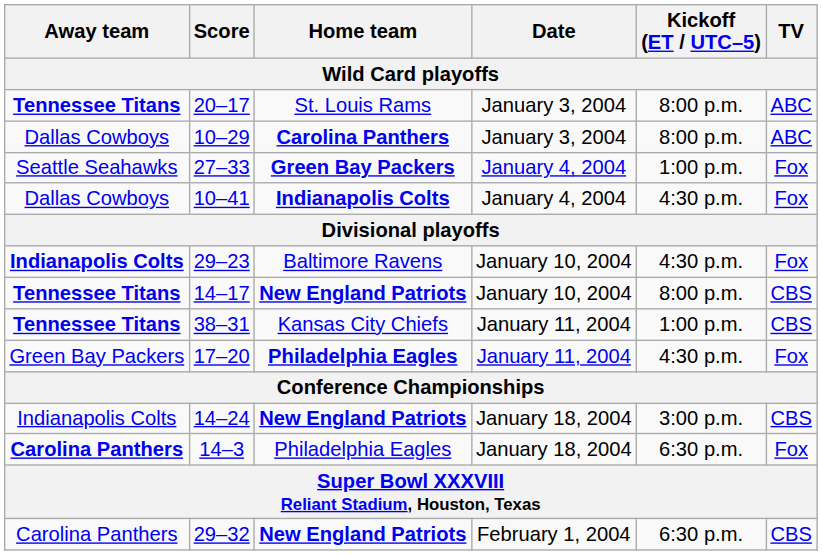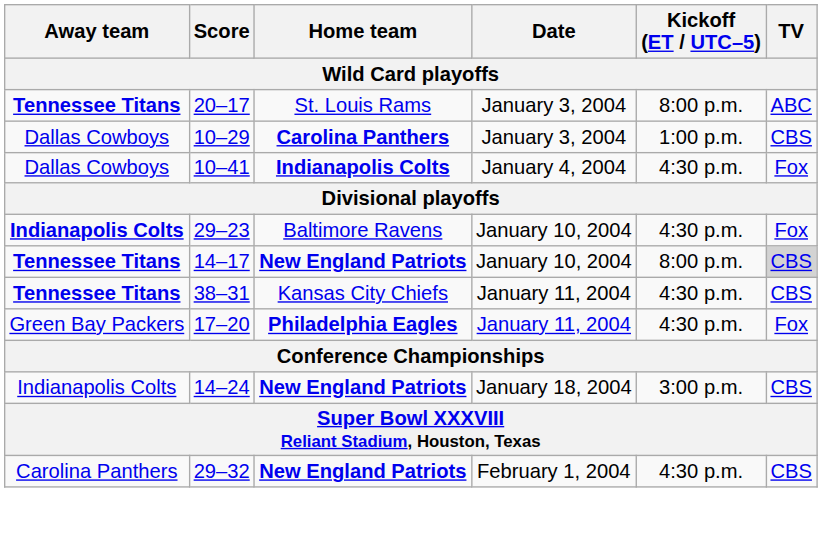(701, 136) 8:00 p.m. -> (701, 136) 1:00 p.m.
(791, 136) ABC -> (791, 136) CBS
- row: (222, 167)
(791, 293) no background -> (791, 261) lightgrey background
(701, 324) 1:00 p.m. -> (701, 293) 4:30 p.m.
- row: (222, 449)
(701, 534) 6:30 p.m. -> (701, 471) 4:30 p.m.
